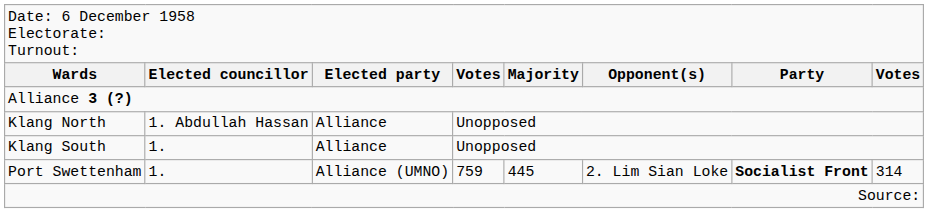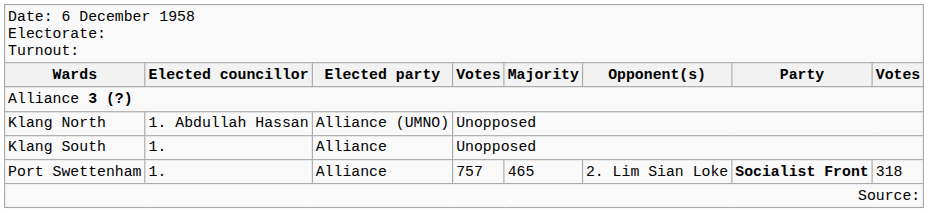(351, 123) Alliance -> (382, 123) Alliance (UMNO)
(382, 172) Alliance (UMNO) -> (351, 172) Alliance
(470, 172) 759 -> (470, 172) 757
(521, 172) 445 -> (521, 172) 465
(889, 172) 314 -> (889, 172) 318
